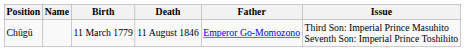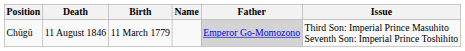columns swapped: (57, 12) <-> (168, 12)
(252, 33) no background -> (252, 33) lightgrey background
